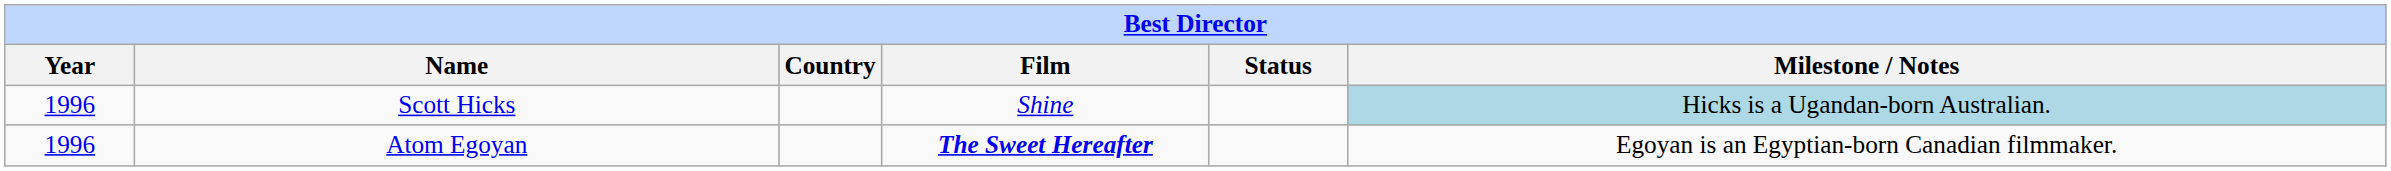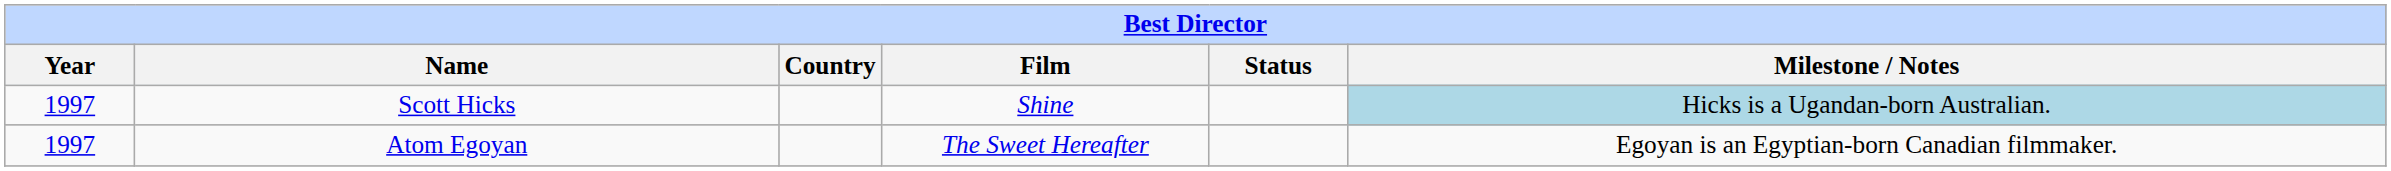(70, 104) 1996 -> (70, 104) 1997
(70, 144) 1996 -> (70, 144) 1997
(1045, 144) bold -> (1045, 144) normal
